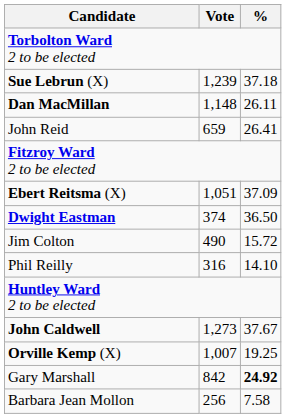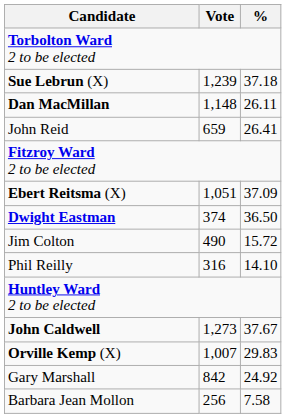(261, 353) 19.25 -> (261, 353) 29.83
(261, 377) bold -> (261, 377) normal
